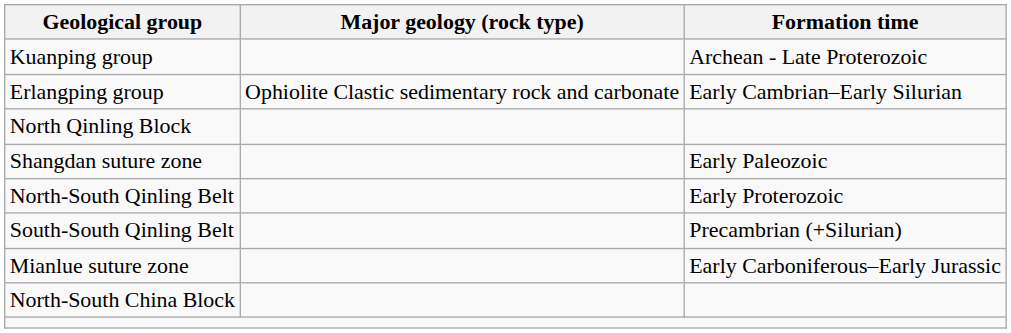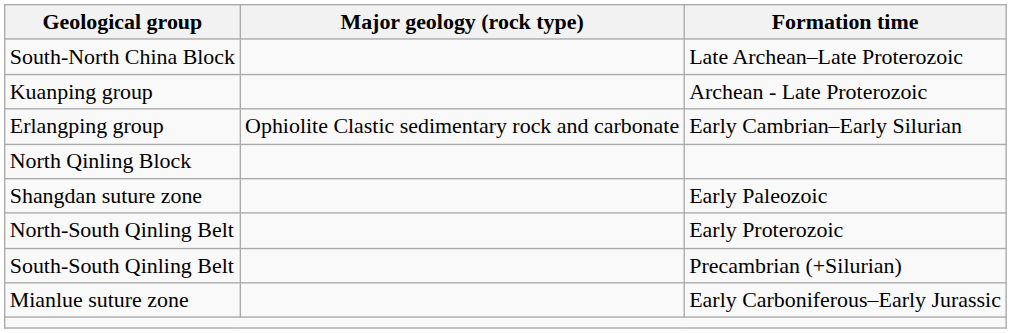+ row: (122, 56)
- row: (122, 299)
